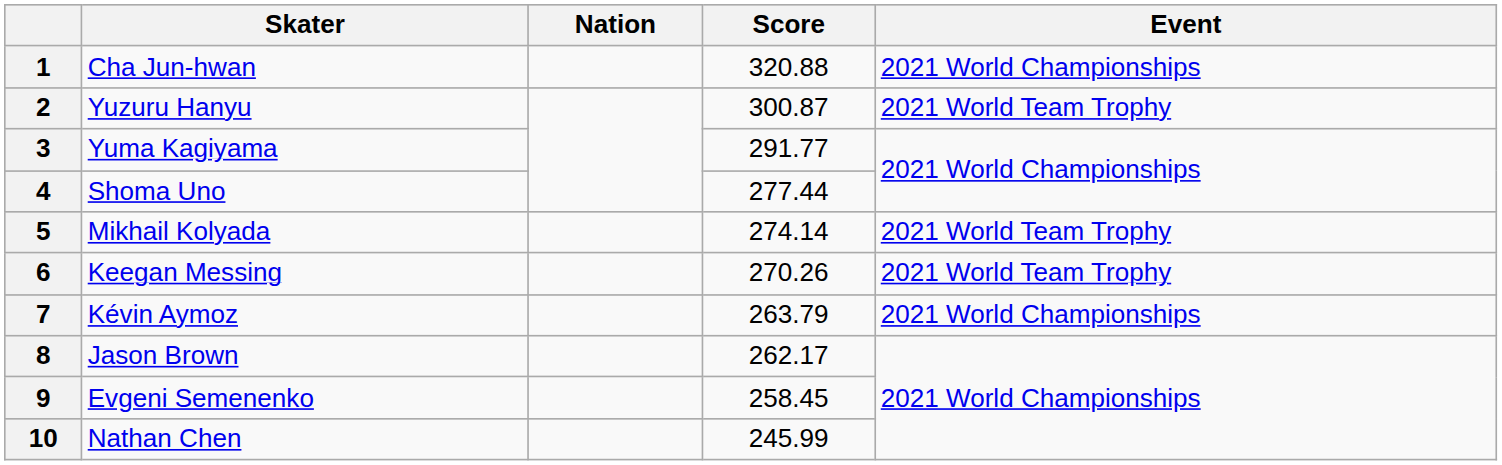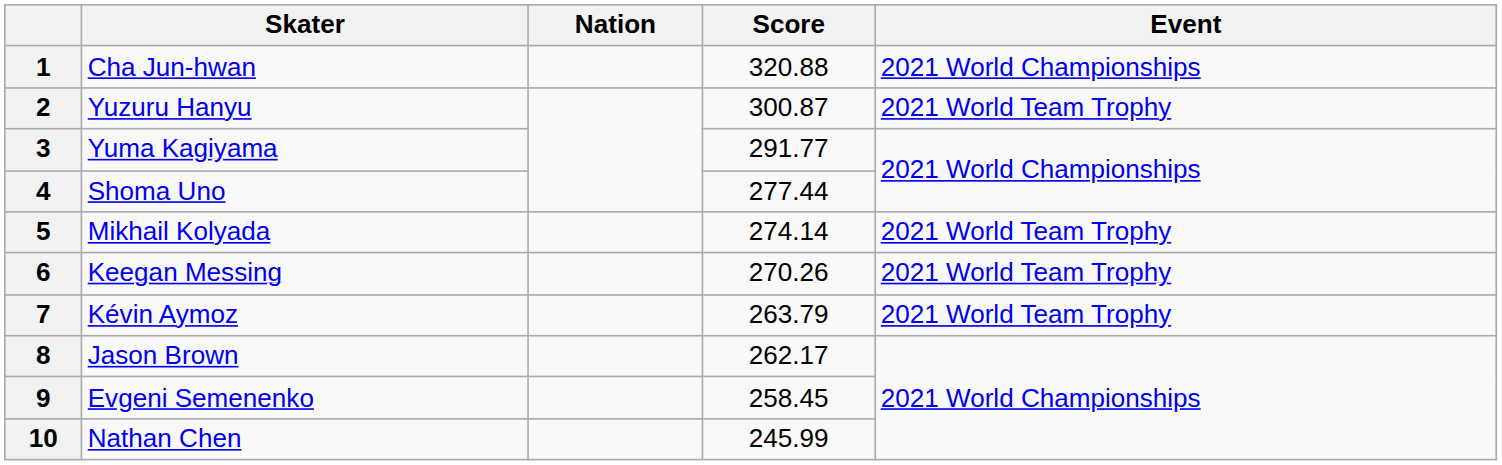(1041, 314) 2021 World Championships -> (1026, 314) 2021 World Team Trophy
